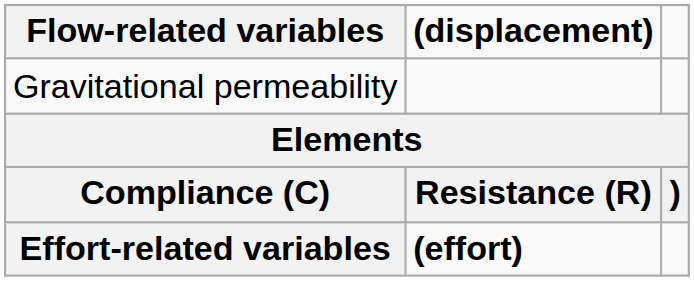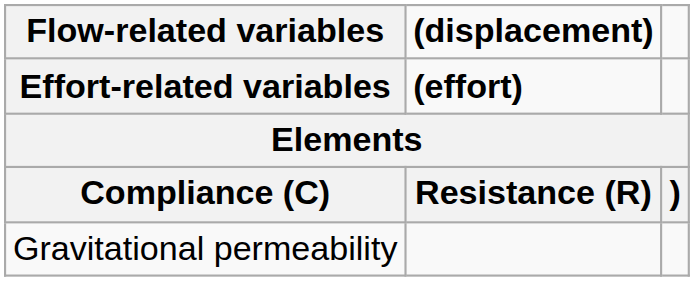rows swapped: (205, 247) <-> (205, 85)
